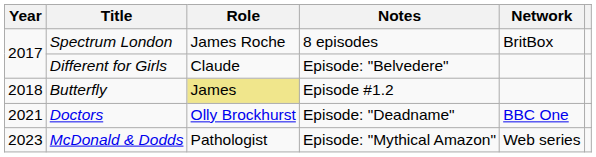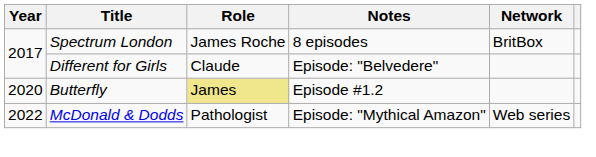(25, 90) 2018 -> (25, 90) 2020
- row: (76, 115)
(25, 139) 2023 -> (25, 115) 2022
